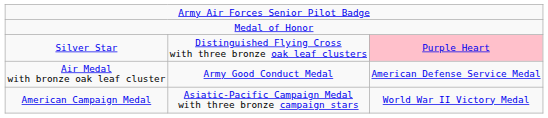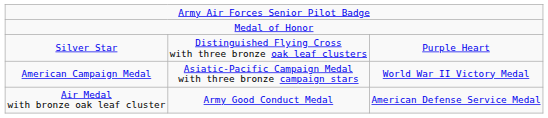(456, 48) pink background -> (456, 48) no background
rows swapped: (86, 74) <-> (86, 100)
